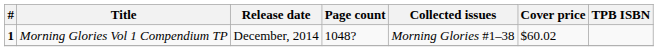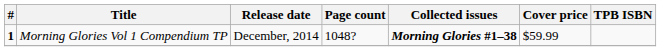(453, 35) normal -> (454, 35) bold
(538, 35) $60.02 -> (541, 35) $59.99
